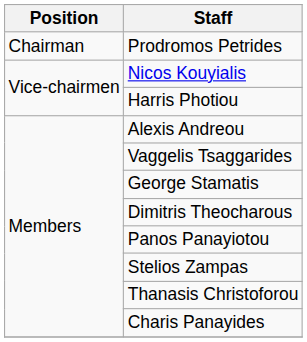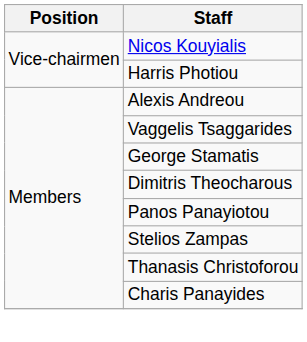- row: (205, 45)
